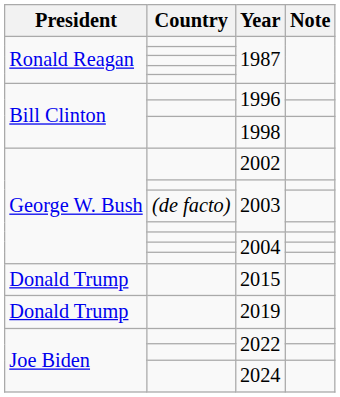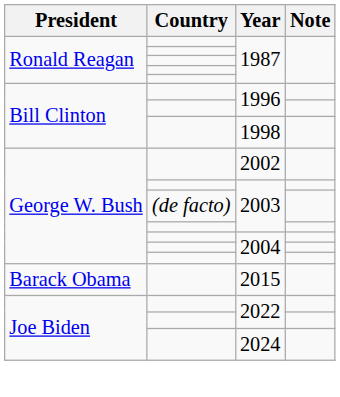(69, 279) Donald Trump -> (70, 279) Barack Obama
- row: (191, 312)
